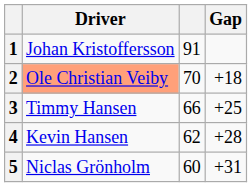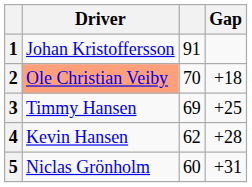(192, 108) 66 -> (192, 108) 69
